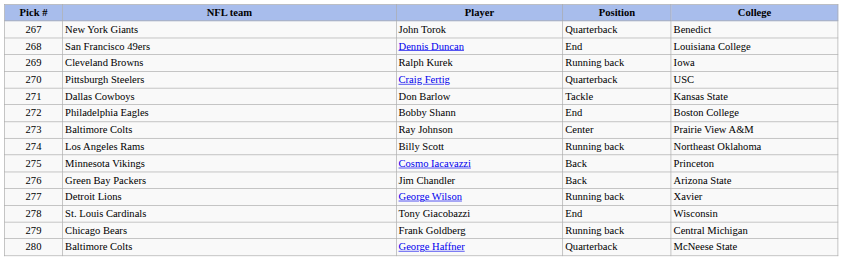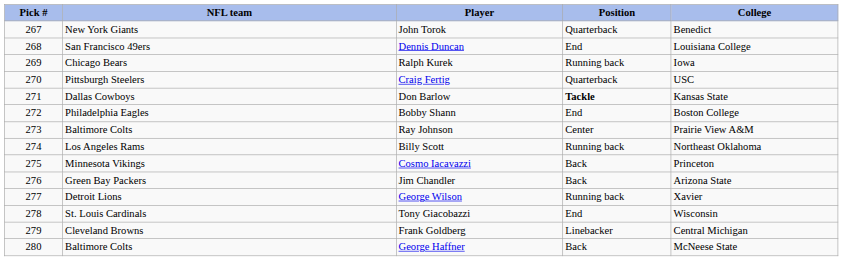(104, 63) Cleveland Browns -> (96, 63) Chicago Bears
(579, 96) normal -> (580, 96) bold
(96, 230) Chicago Bears -> (104, 230) Cleveland Browns
(595, 230) Running back -> (589, 230) Linebacker
(591, 247) Quarterback -> (576, 247) Back
